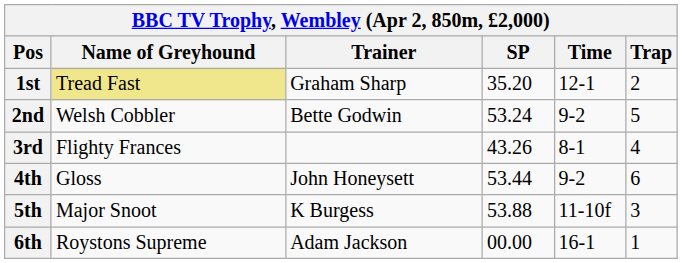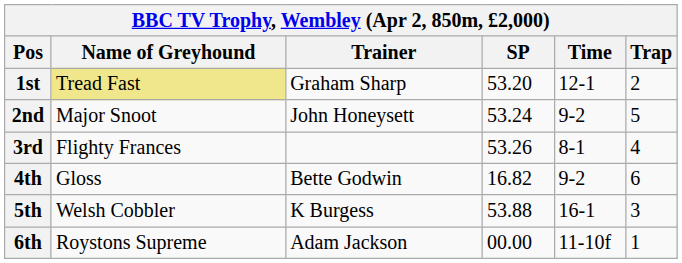(509, 83) 35.20 -> (509, 83) 53.20
(115, 115) Welsh Cobbler -> (106, 115) Major Snoot
(346, 115) Bette Godwin -> (352, 115) John Honeysett
(509, 147) 43.26 -> (509, 147) 53.26
(352, 178) John Honeysett -> (346, 178) Bette Godwin
(509, 178) 53.44 -> (509, 178) 16.82
(106, 210) Major Snoot -> (115, 210) Welsh Cobbler
(585, 210) 11-10f -> (577, 210) 16-1
(577, 242) 16-1 -> (585, 242) 11-10f
